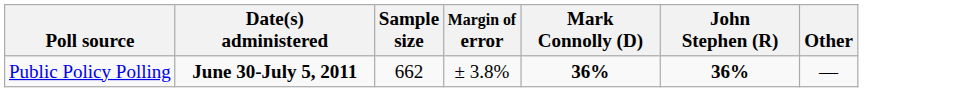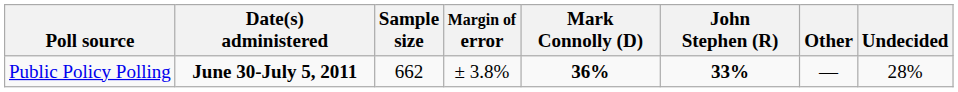+ column: (905, 41)
(730, 71) 36% -> (730, 71) 33%
